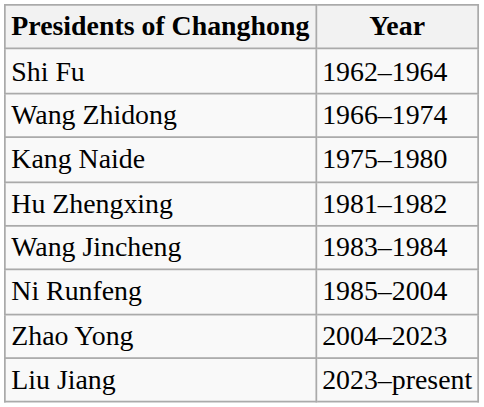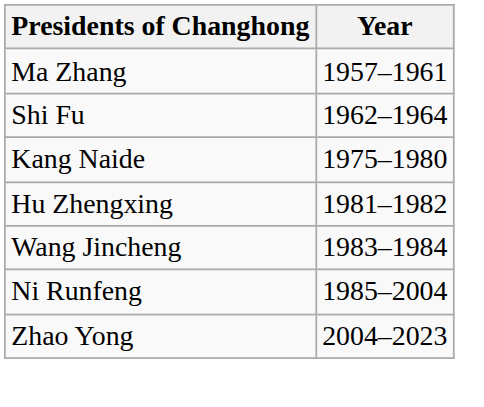+ row: (69, 70)
- row: (94, 114)
- row: (63, 379)
